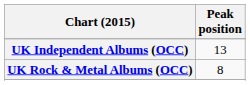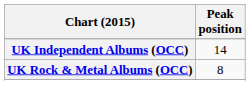(220, 49) 13 -> (220, 49) 14
